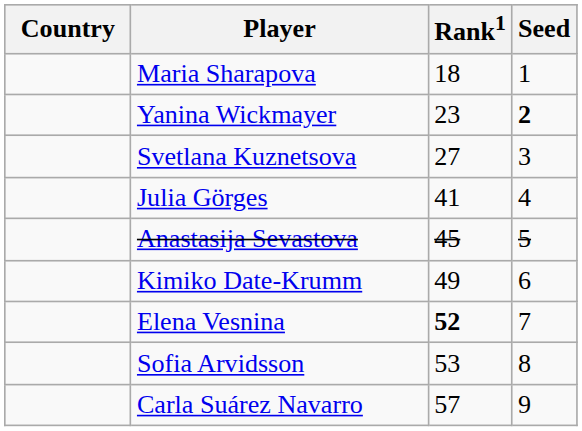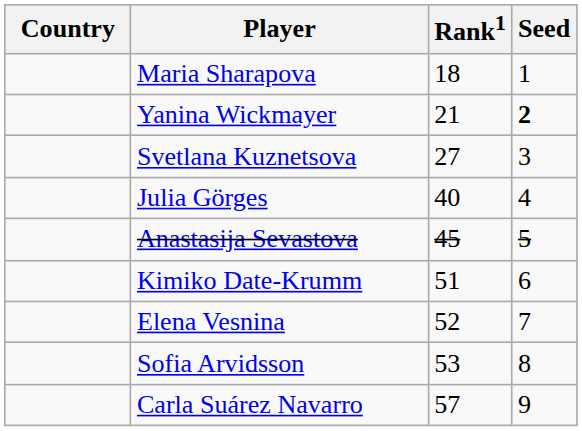(447, 114) 23 -> (447, 114) 21
(447, 197) 41 -> (447, 197) 40
(447, 280) 49 -> (447, 280) 51
(447, 321) bold -> (447, 321) normal
